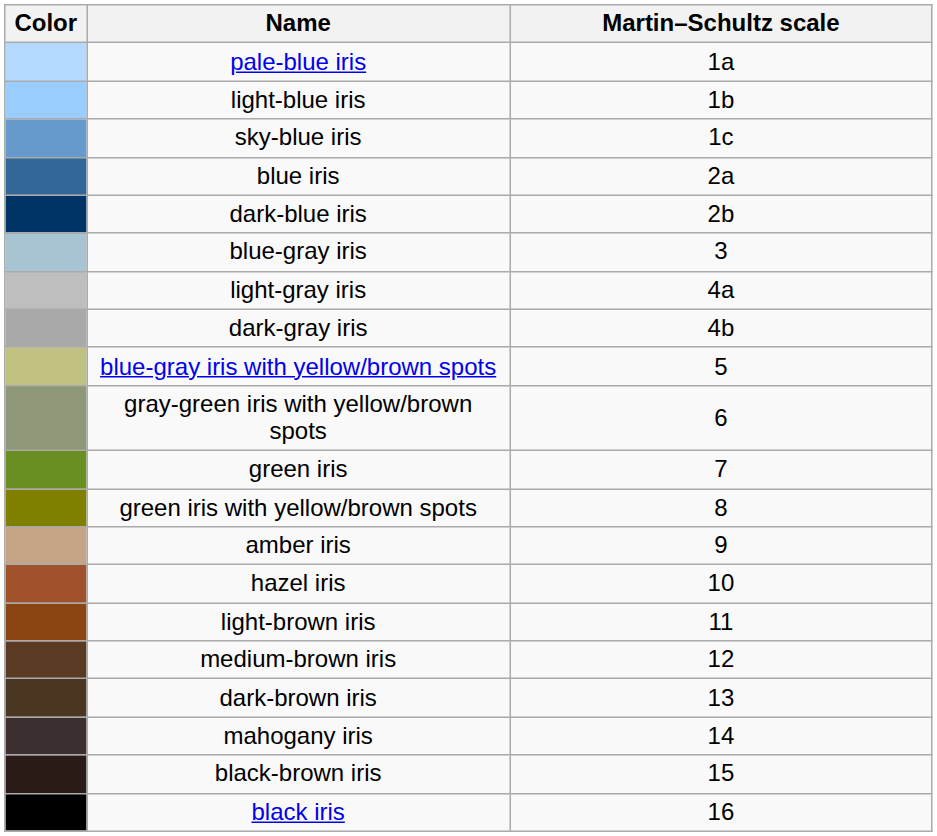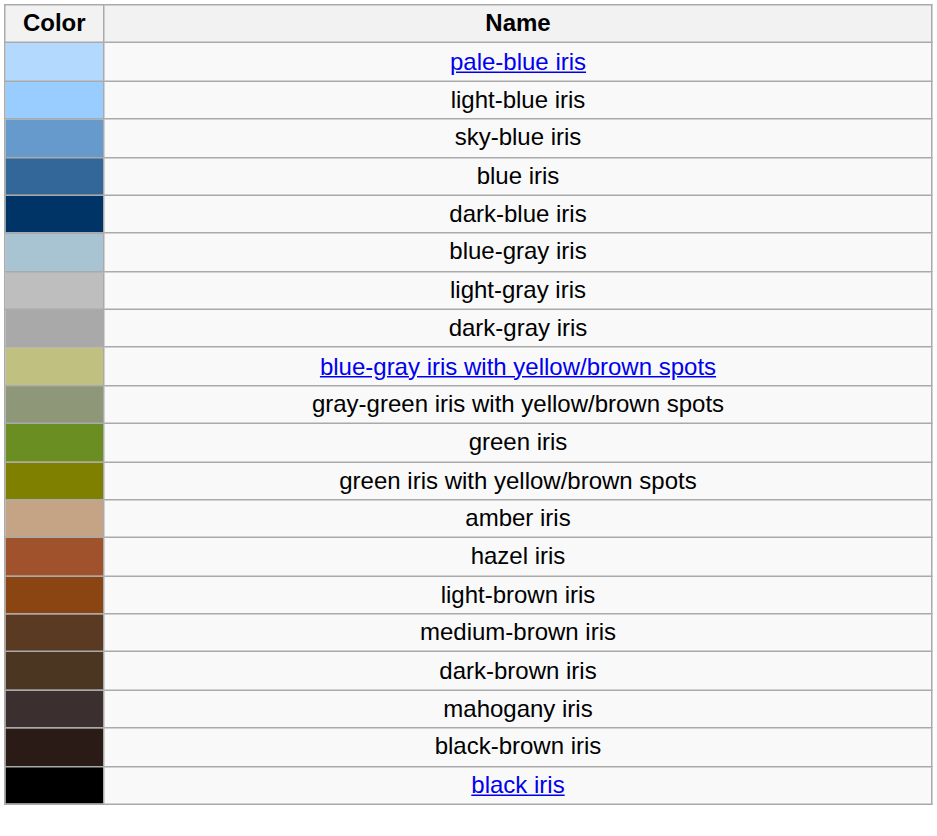- column: (721, 23)
